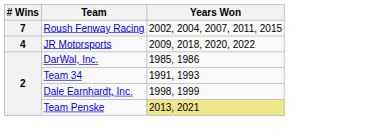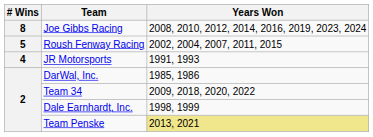+ row: (83, 28)
(23, 28) 7 -> (23, 44) 5
(202, 44) 2009, 2018, 2020, 2022 -> (174, 60) 1991, 1993
(174, 76) 1991, 1993 -> (202, 92) 2009, 2018, 2020, 2022
